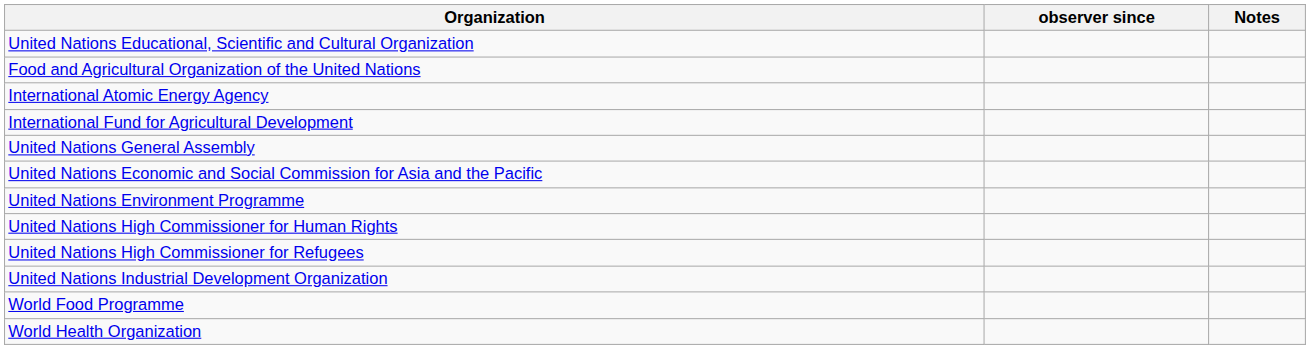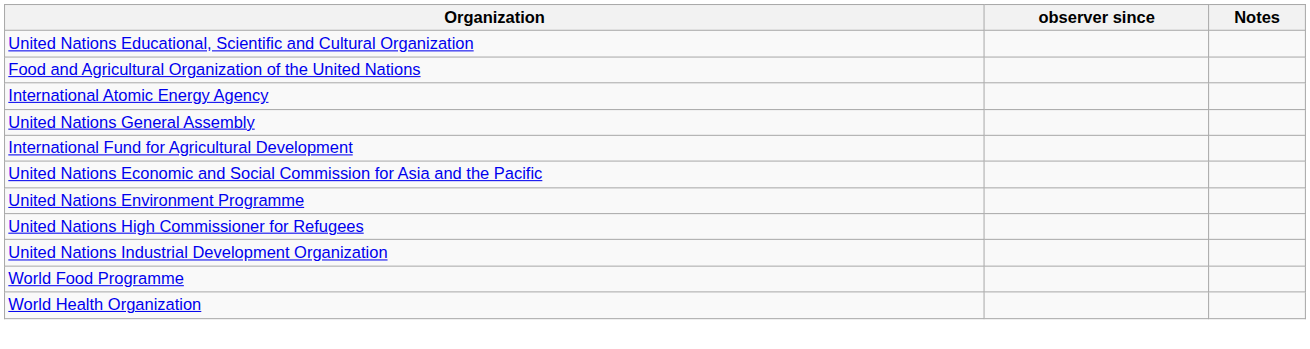rows swapped: (132, 148) <-> (181, 122)
- row: (203, 226)
